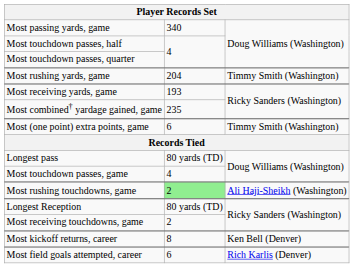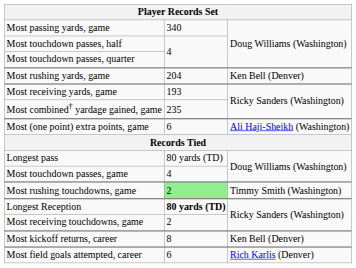(283, 75) Timmy Smith (Washington) -> (267, 75) Ken Bell (Denver)
(283, 127) Timmy Smith (Washington) -> (290, 127) Ali Haji-Sheikh (Washington)
(287, 190) Ali Haji-Sheikh (Washington) -> (286, 190) Timmy Smith (Washington)
(195, 206) normal -> (196, 206) bold
